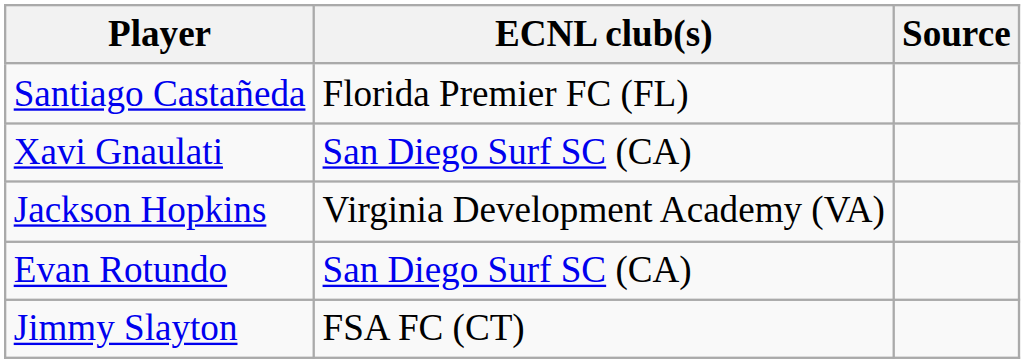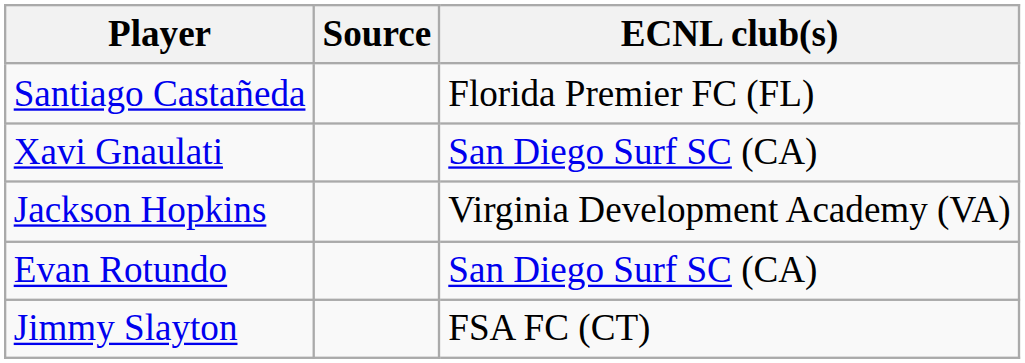columns swapped: (604, 33) <-> (956, 33)
